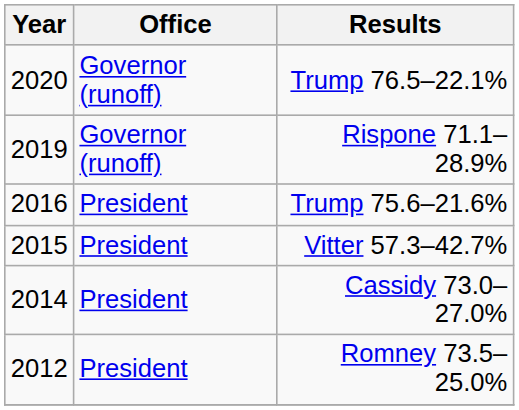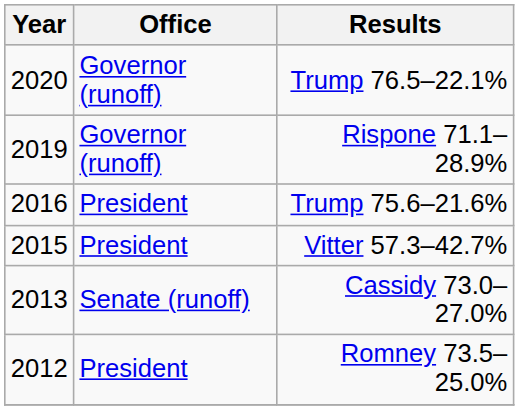(39, 299) 2014 -> (39, 299) 2013
(134, 299) President -> (165, 299) Senate (runoff)
